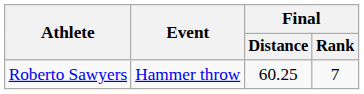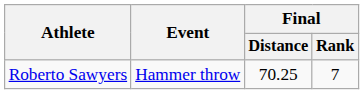(278, 74) 60.25 -> (278, 74) 70.25
